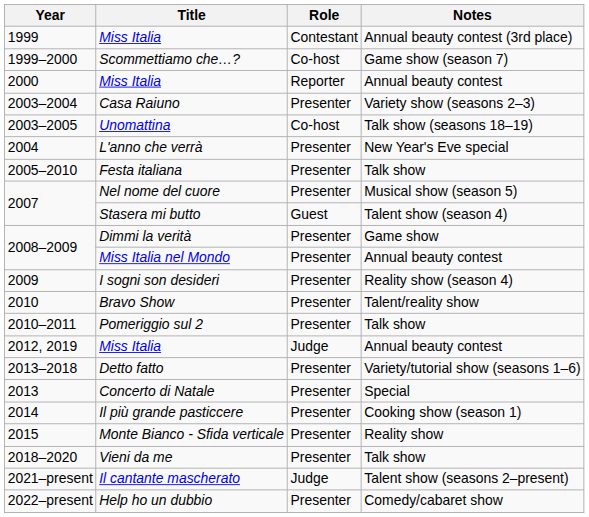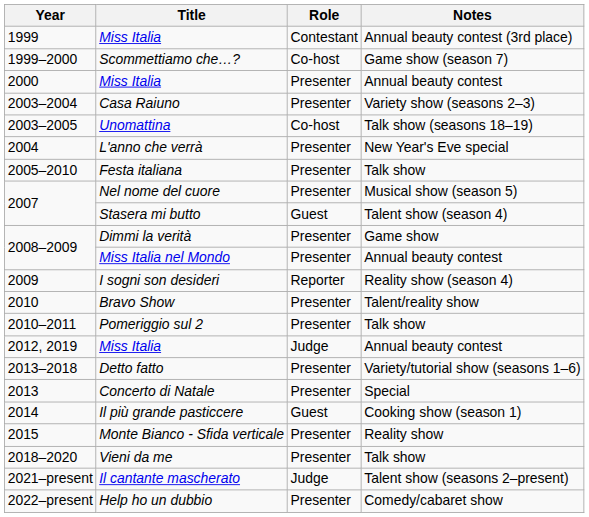(318, 81) Reporter -> (321, 81) Presenter
(321, 280) Presenter -> (318, 280) Reporter
(321, 412) Presenter -> (309, 412) Guest
